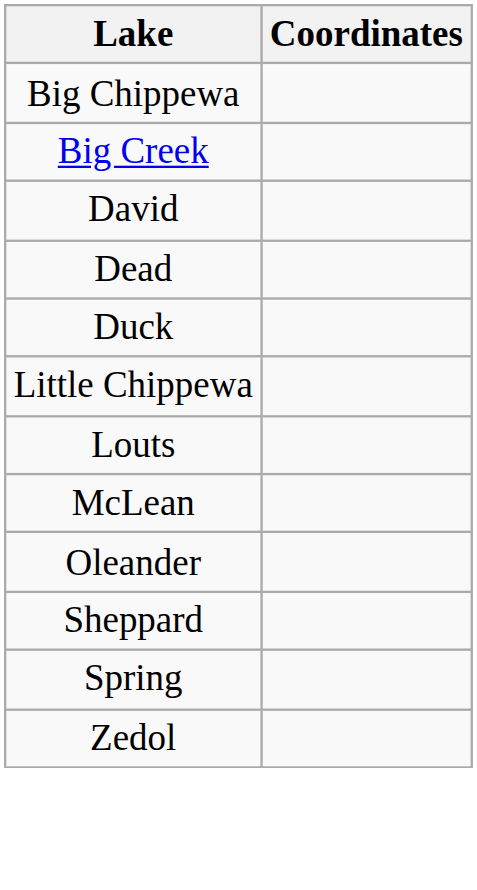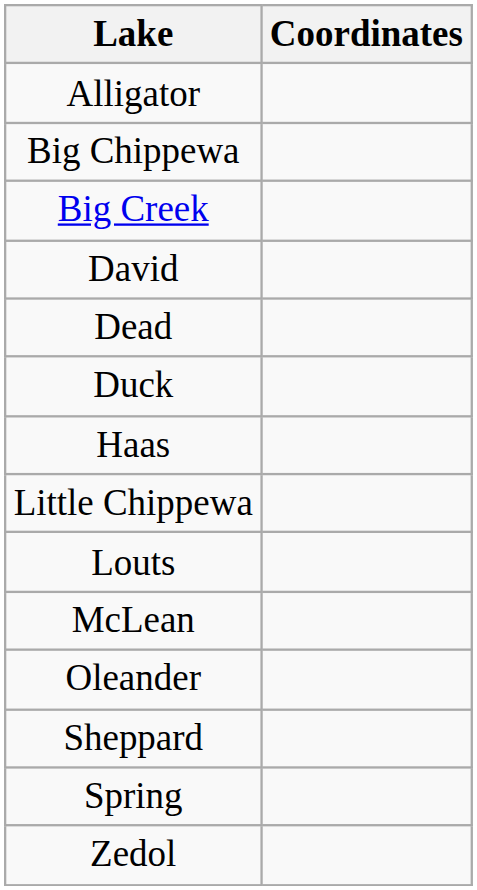+ row: (133, 92)
+ row: (133, 444)
